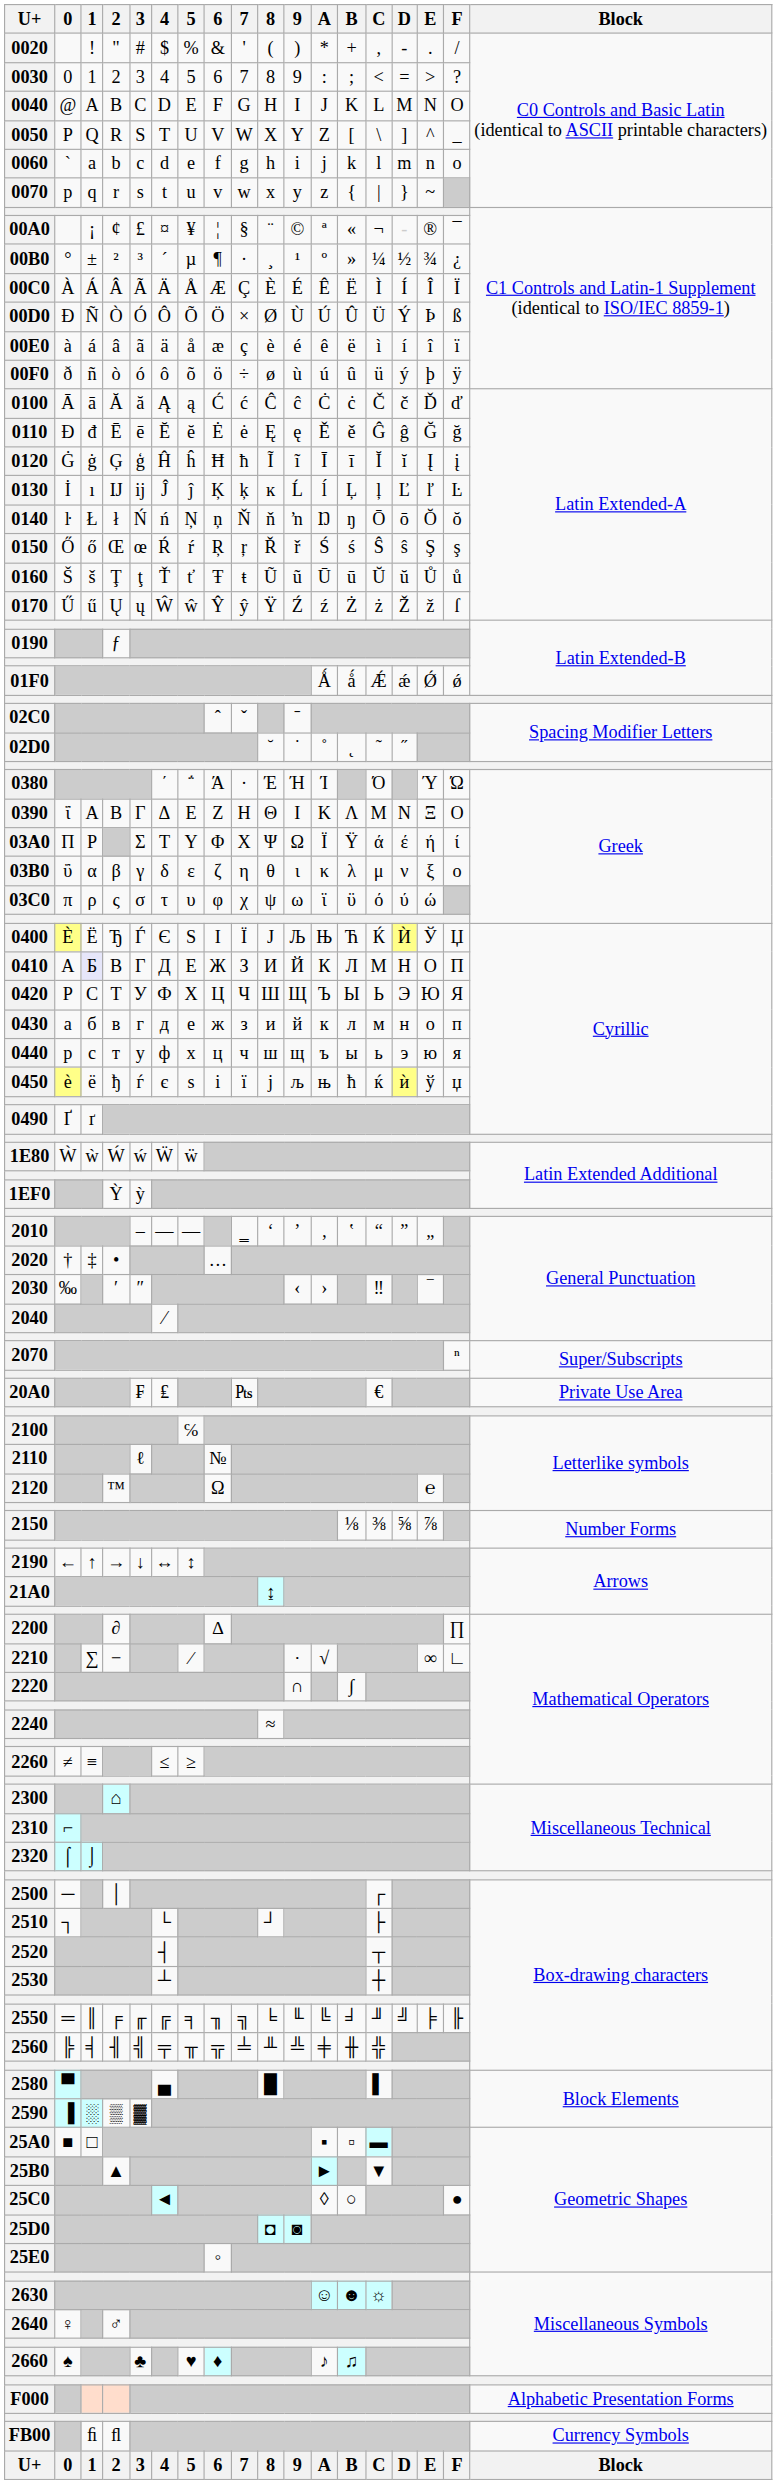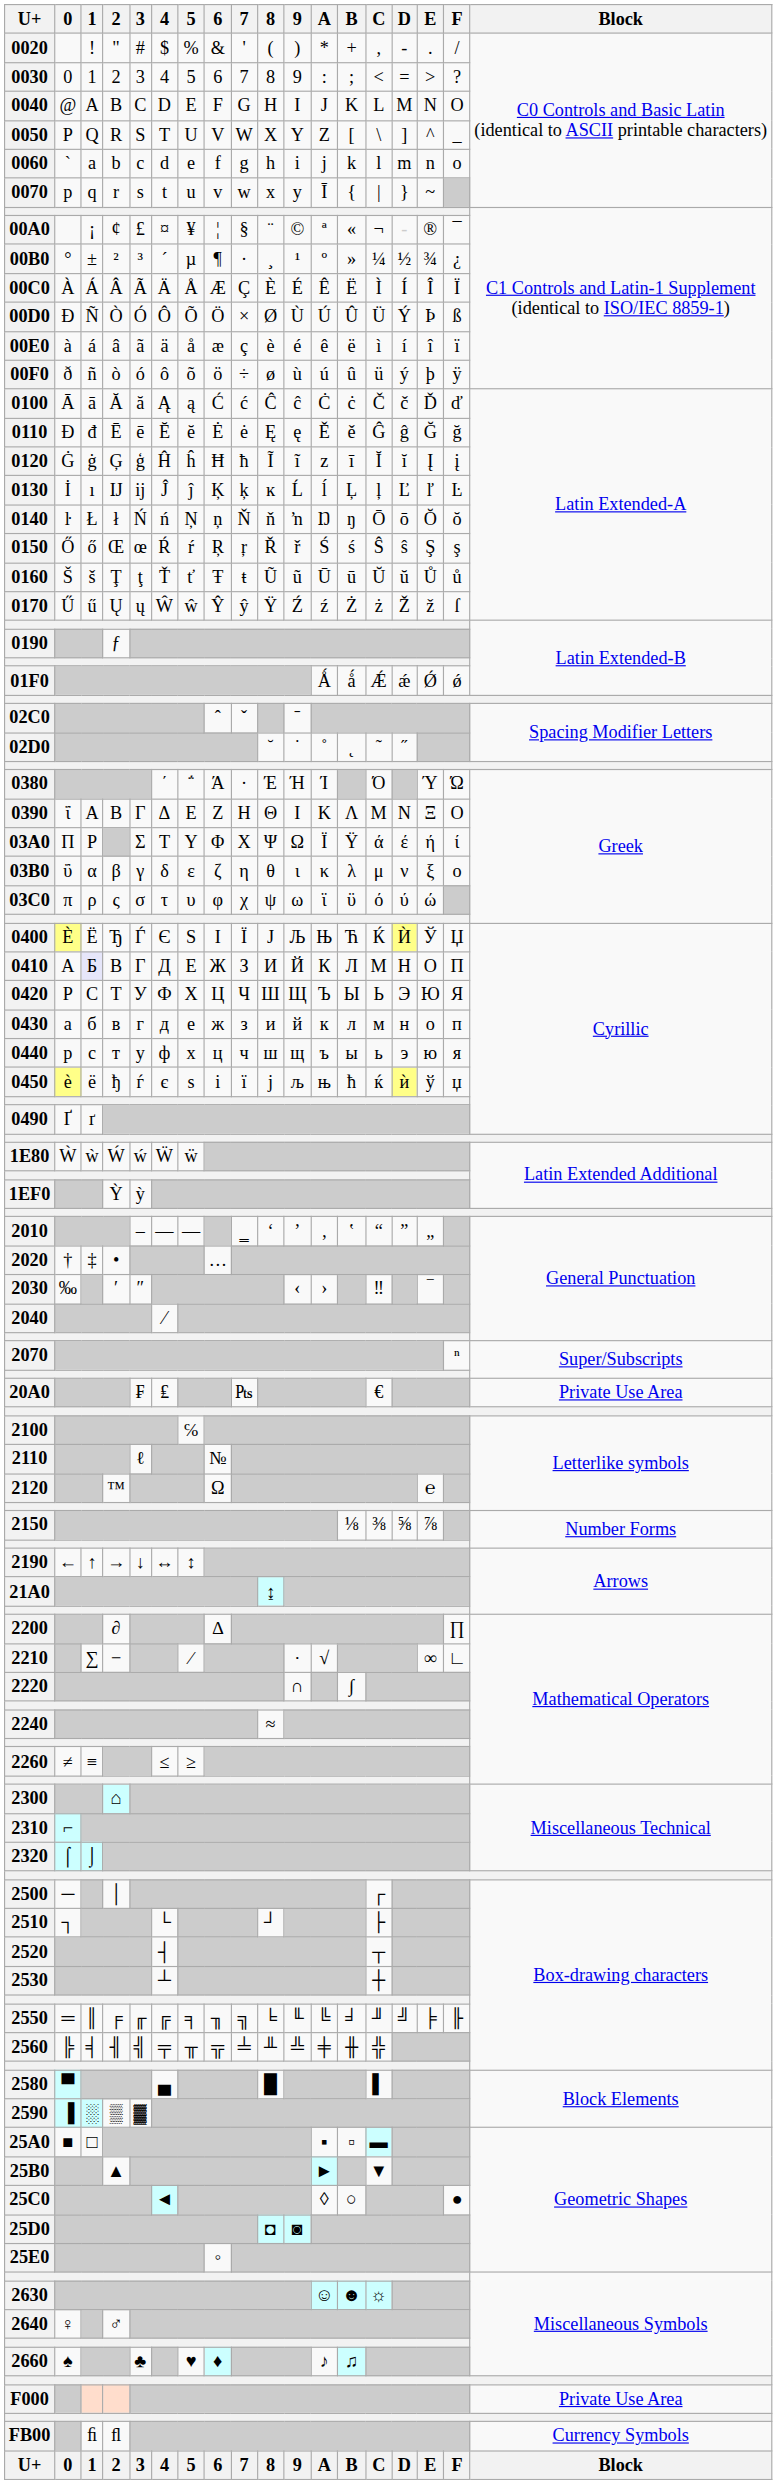(324, 192) z -> (324, 192) Ī
(324, 461) Ī -> (324, 461) z
(621, 2398) Alphabetic Presentation Forms -> (621, 2398) Private Use Area
